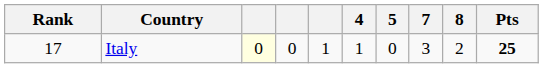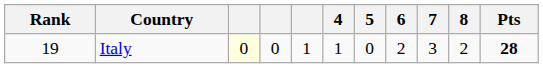+ column: (401, 19)
(53, 47) 17 -> (50, 47) 19
(507, 47) 25 -> (509, 47) 28
